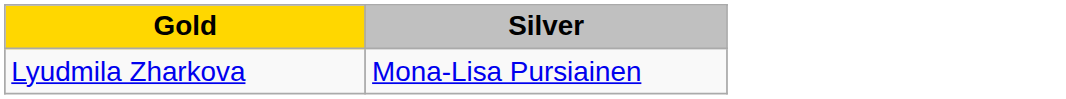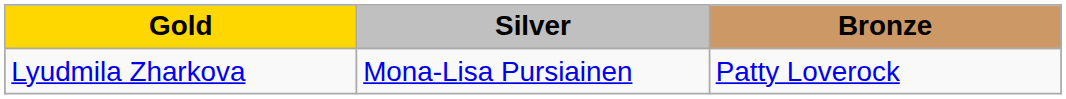+ column: (885, 26)
